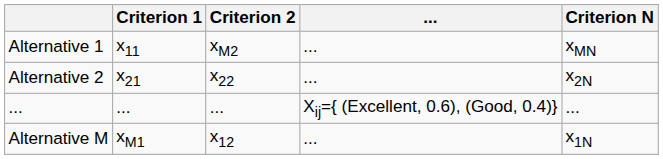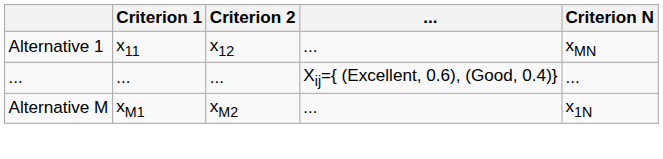(224, 47) xM2 -> (222, 47) x12
- row: (56, 77)
(222, 139) x12 -> (224, 108) xM2
